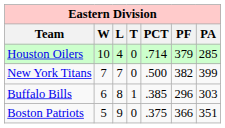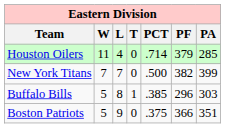(104, 53) 10 -> (104, 53) 11
(104, 93) 6 -> (104, 93) 5
